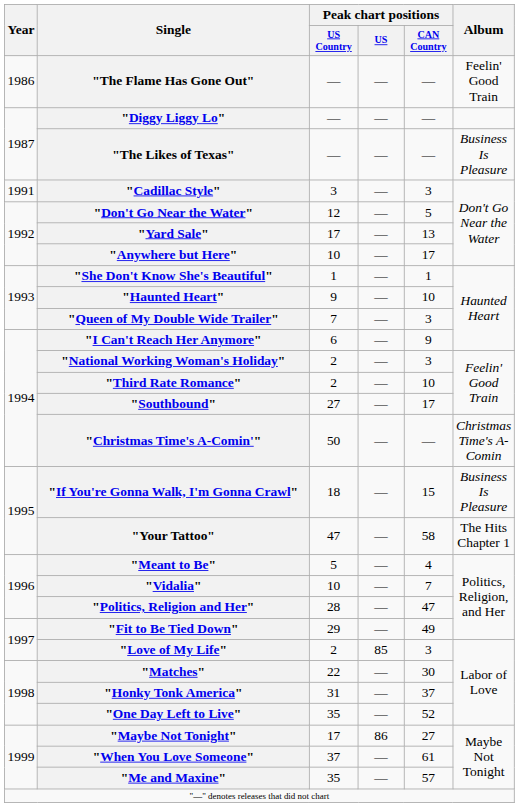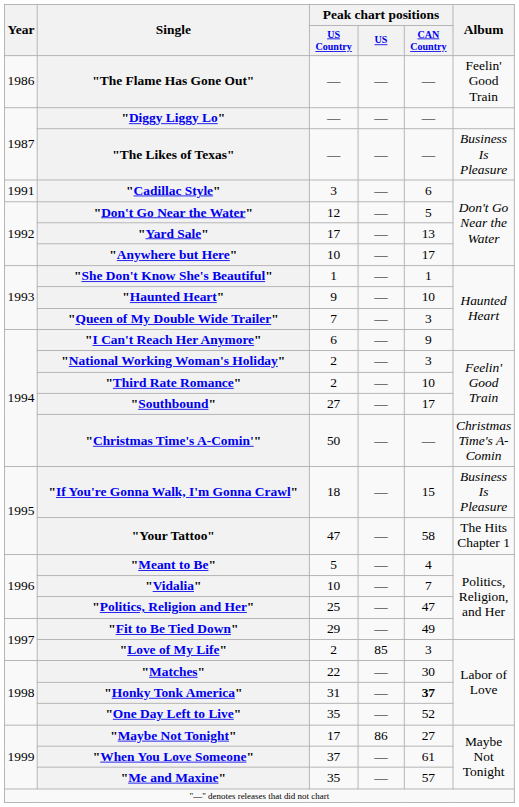(428, 190) 3 -> (428, 190) 6
(334, 607) 28 -> (334, 607) 25
(428, 692) normal -> (428, 692) bold
